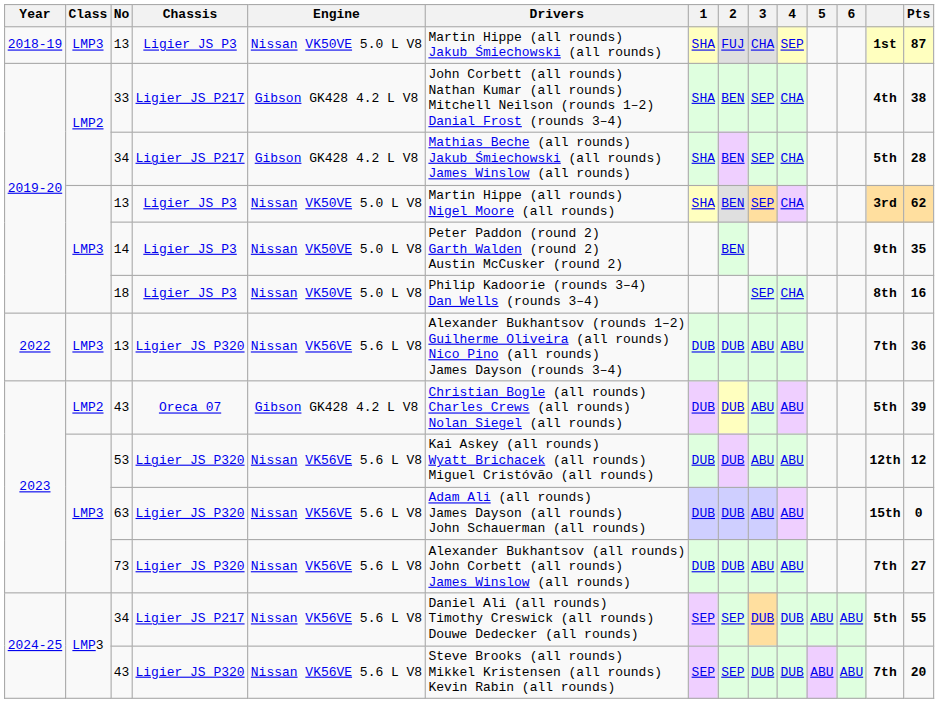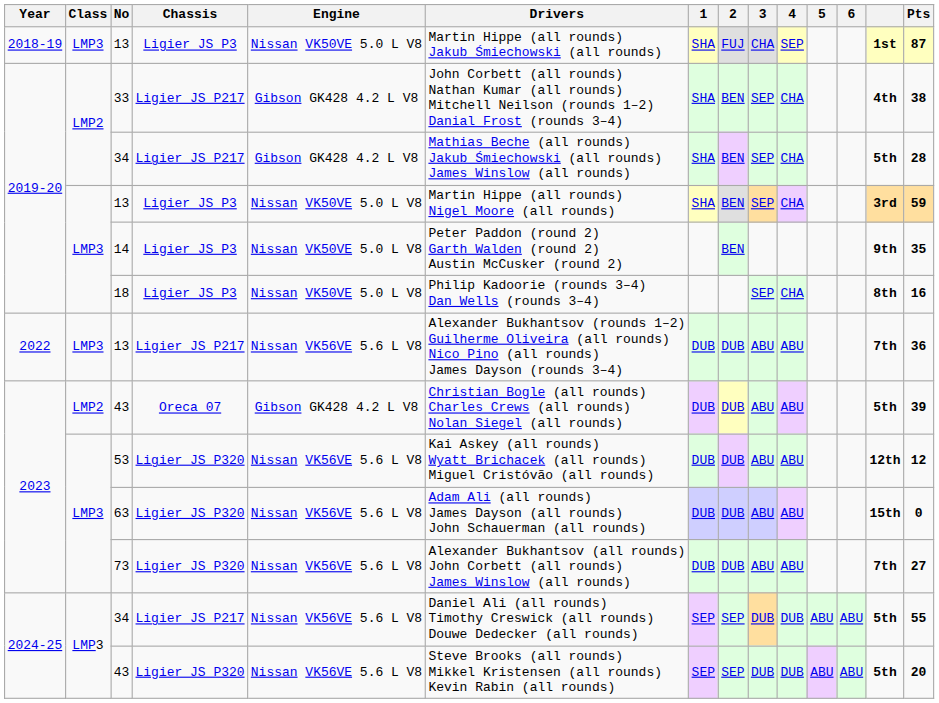(919, 203) 62 -> (919, 203) 59
(190, 347) Ligier JS P320 -> (190, 347) Ligier JS P217
(885, 672) 7th -> (885, 672) 5th
